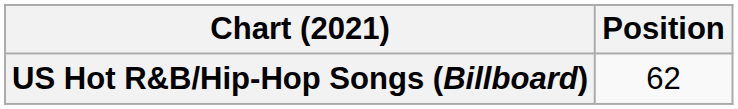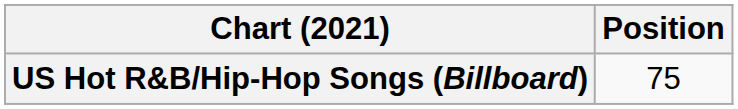(664, 78) 62 -> (664, 78) 75
